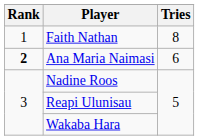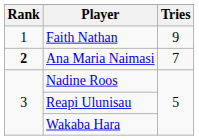(176, 37) 8 -> (176, 37) 9
(176, 59) 6 -> (176, 59) 7
